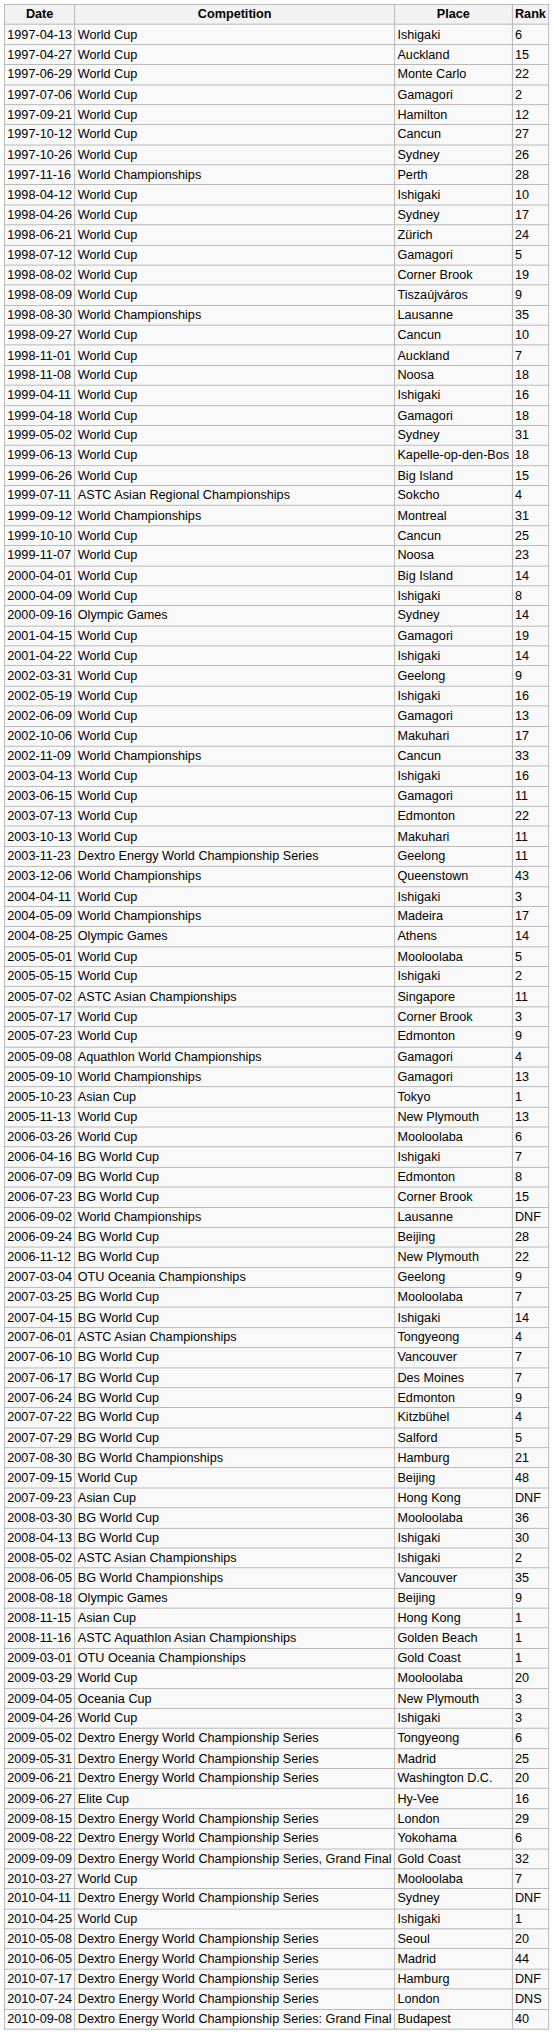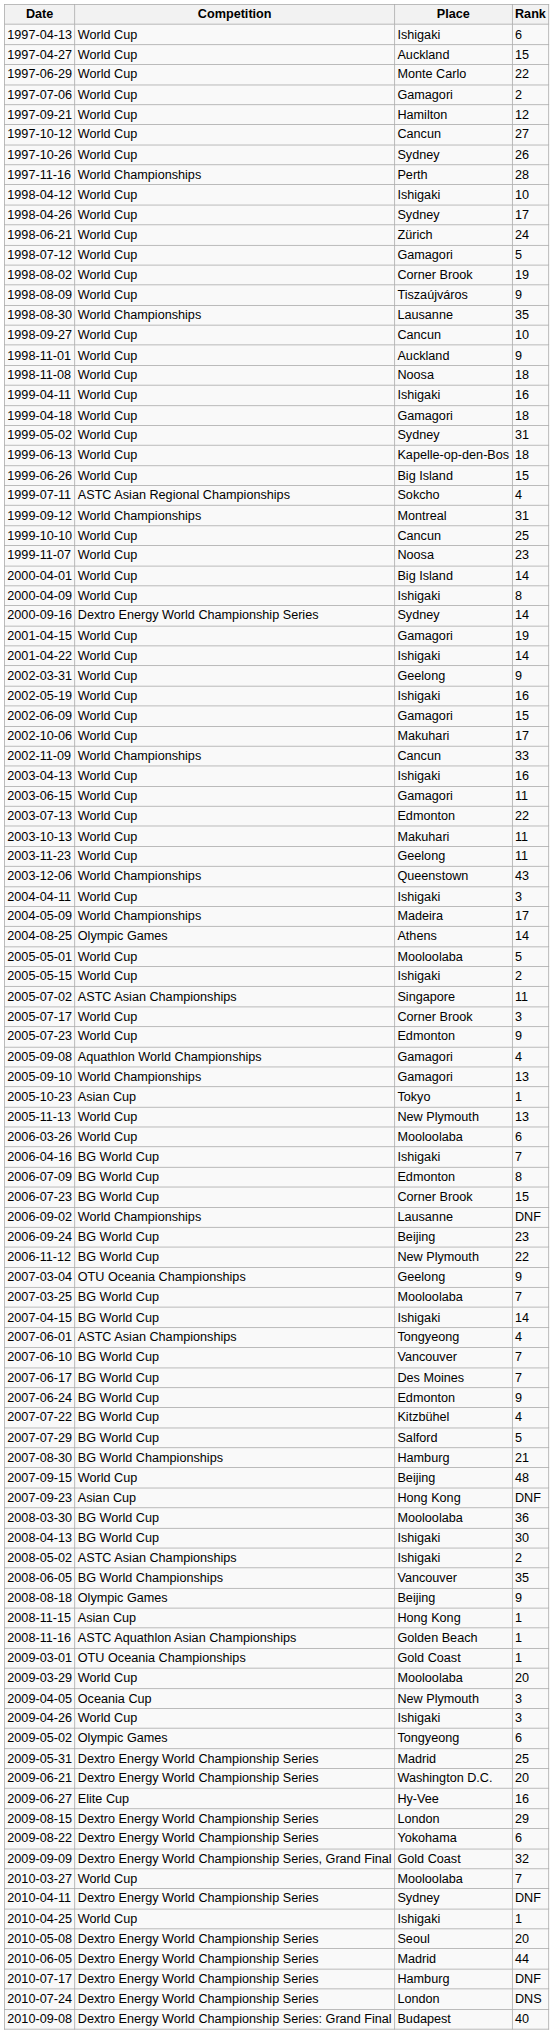(518, 355) 7 -> (518, 355) 9
(123, 615) Olympic Games -> (198, 615) Dextro Energy World Championship Series
(522, 716) 13 -> (522, 716) 15
(198, 856) Dextro Energy World Championship Series -> (108, 856) World Cup
(522, 1237) 28 -> (522, 1237) 23
(198, 1738) Dextro Energy World Championship Series -> (123, 1738) Olympic Games
